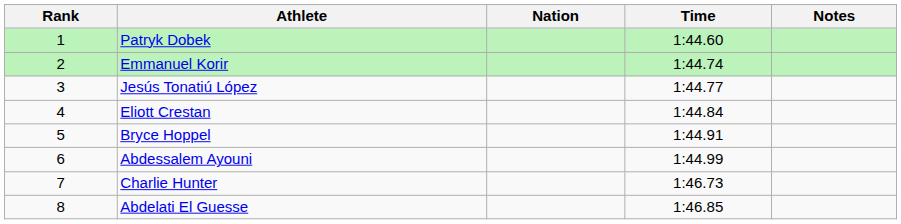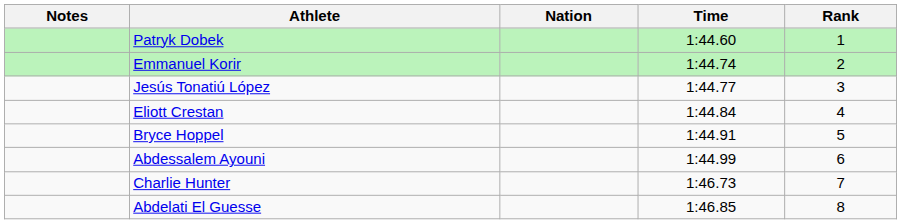columns swapped: (61, 16) <-> (834, 16)
